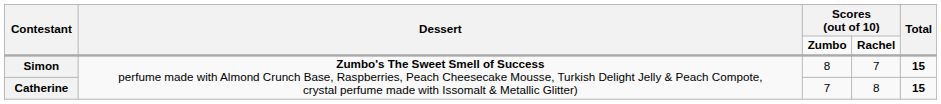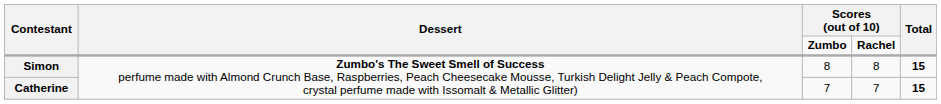(876, 67) 7 -> (876, 67) 8
(876, 89) 8 -> (876, 89) 7
